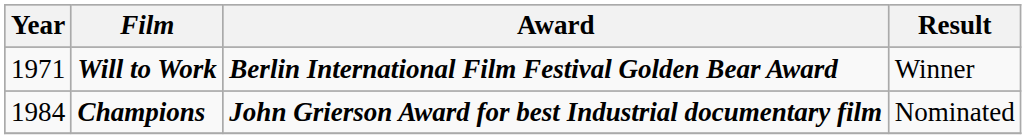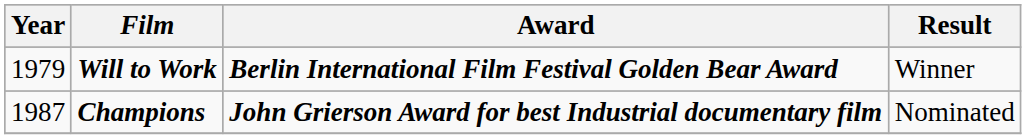(38, 68) 1971 -> (38, 68) 1979
(38, 111) 1984 -> (38, 111) 1987
